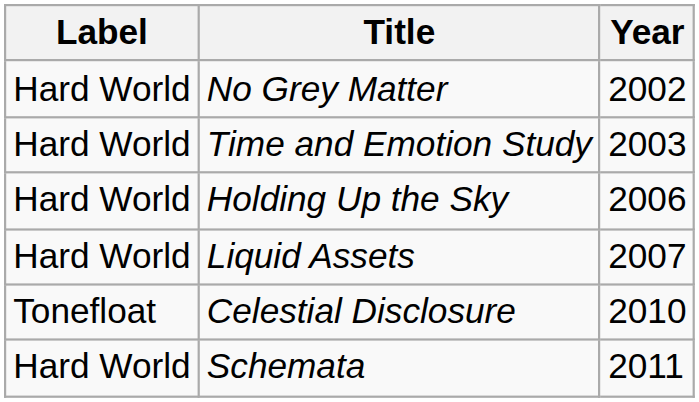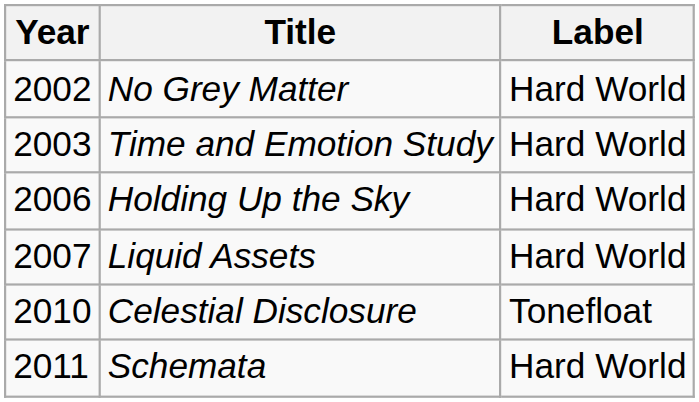columns swapped: (647, 32) <-> (102, 32)
